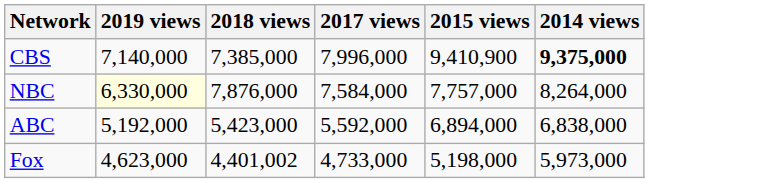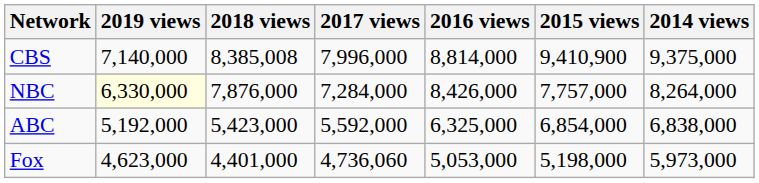+ column: (480, 21)
(254, 56) 7,385,000 -> (254, 56) 8,385,008
(583, 56) bold -> (693, 56) normal
(364, 90) 7,584,000 -> (364, 90) 7,284,000
(473, 125) 6,894,000 -> (583, 125) 6,854,000
(254, 159) 4,401,002 -> (254, 159) 4,401,000
(364, 159) 4,733,000 -> (364, 159) 4,736,060
